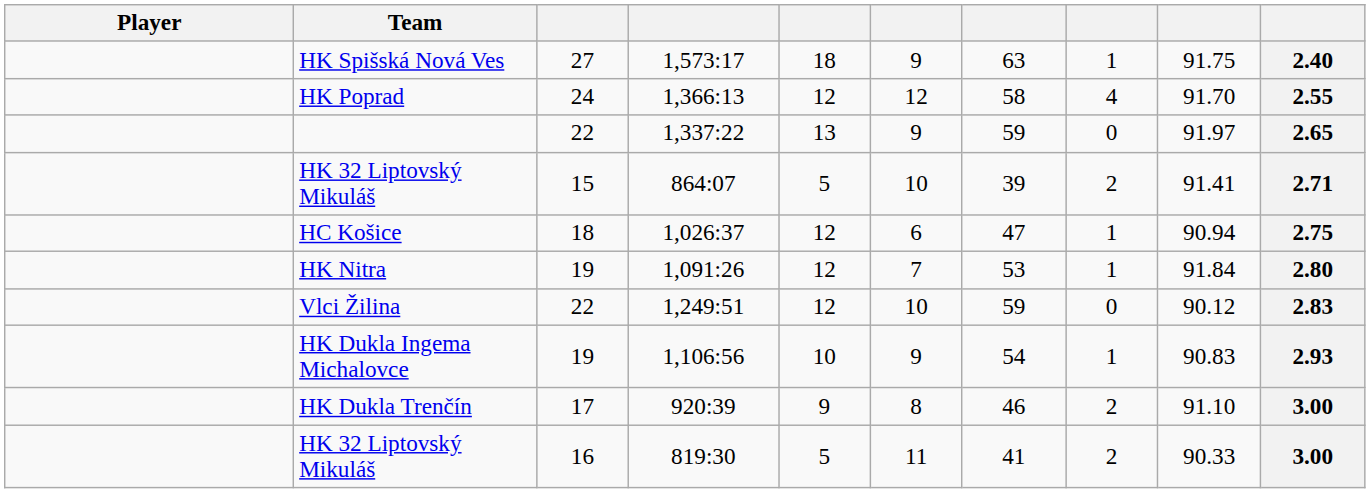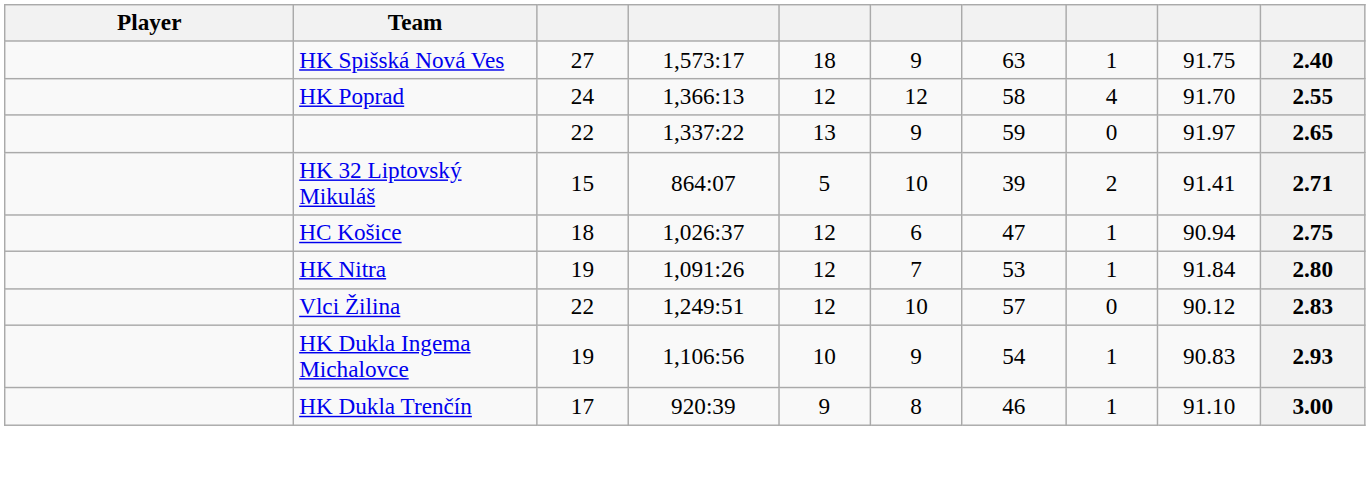(1014, 306) 59 -> (1014, 306) 57
(1112, 406) 2 -> (1112, 406) 1
- row: (380, 456)
